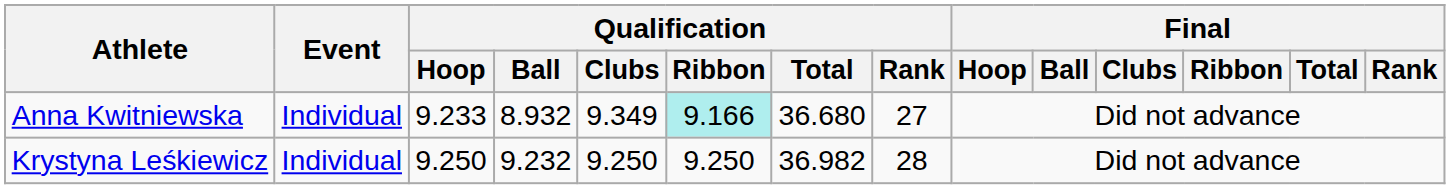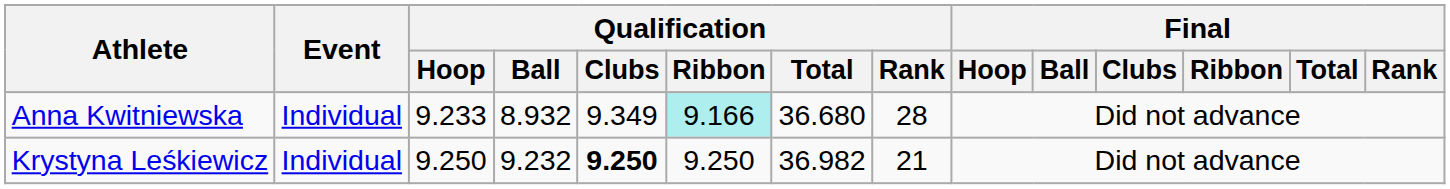(912, 115) 27 -> (912, 115) 28
(622, 161) normal -> (622, 161) bold
(912, 161) 28 -> (912, 161) 21
